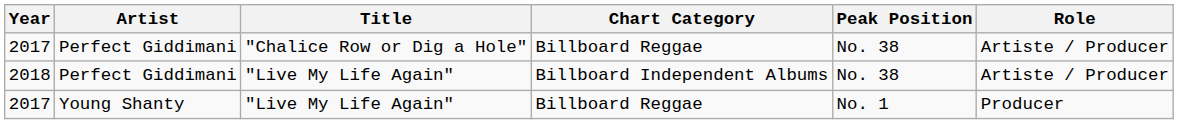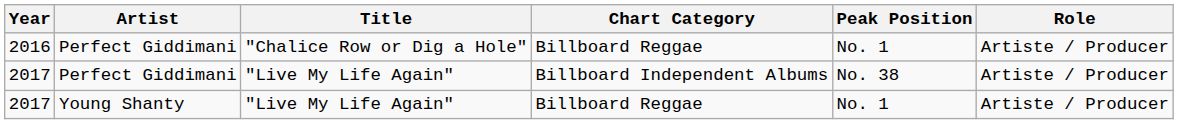(30, 47) 2017 -> (30, 47) 2016
(868, 47) No. 38 -> (863, 47) No. 1
(30, 76) 2018 -> (30, 76) 2017
(1023, 104) Producer -> (1075, 104) Artiste / Producer
